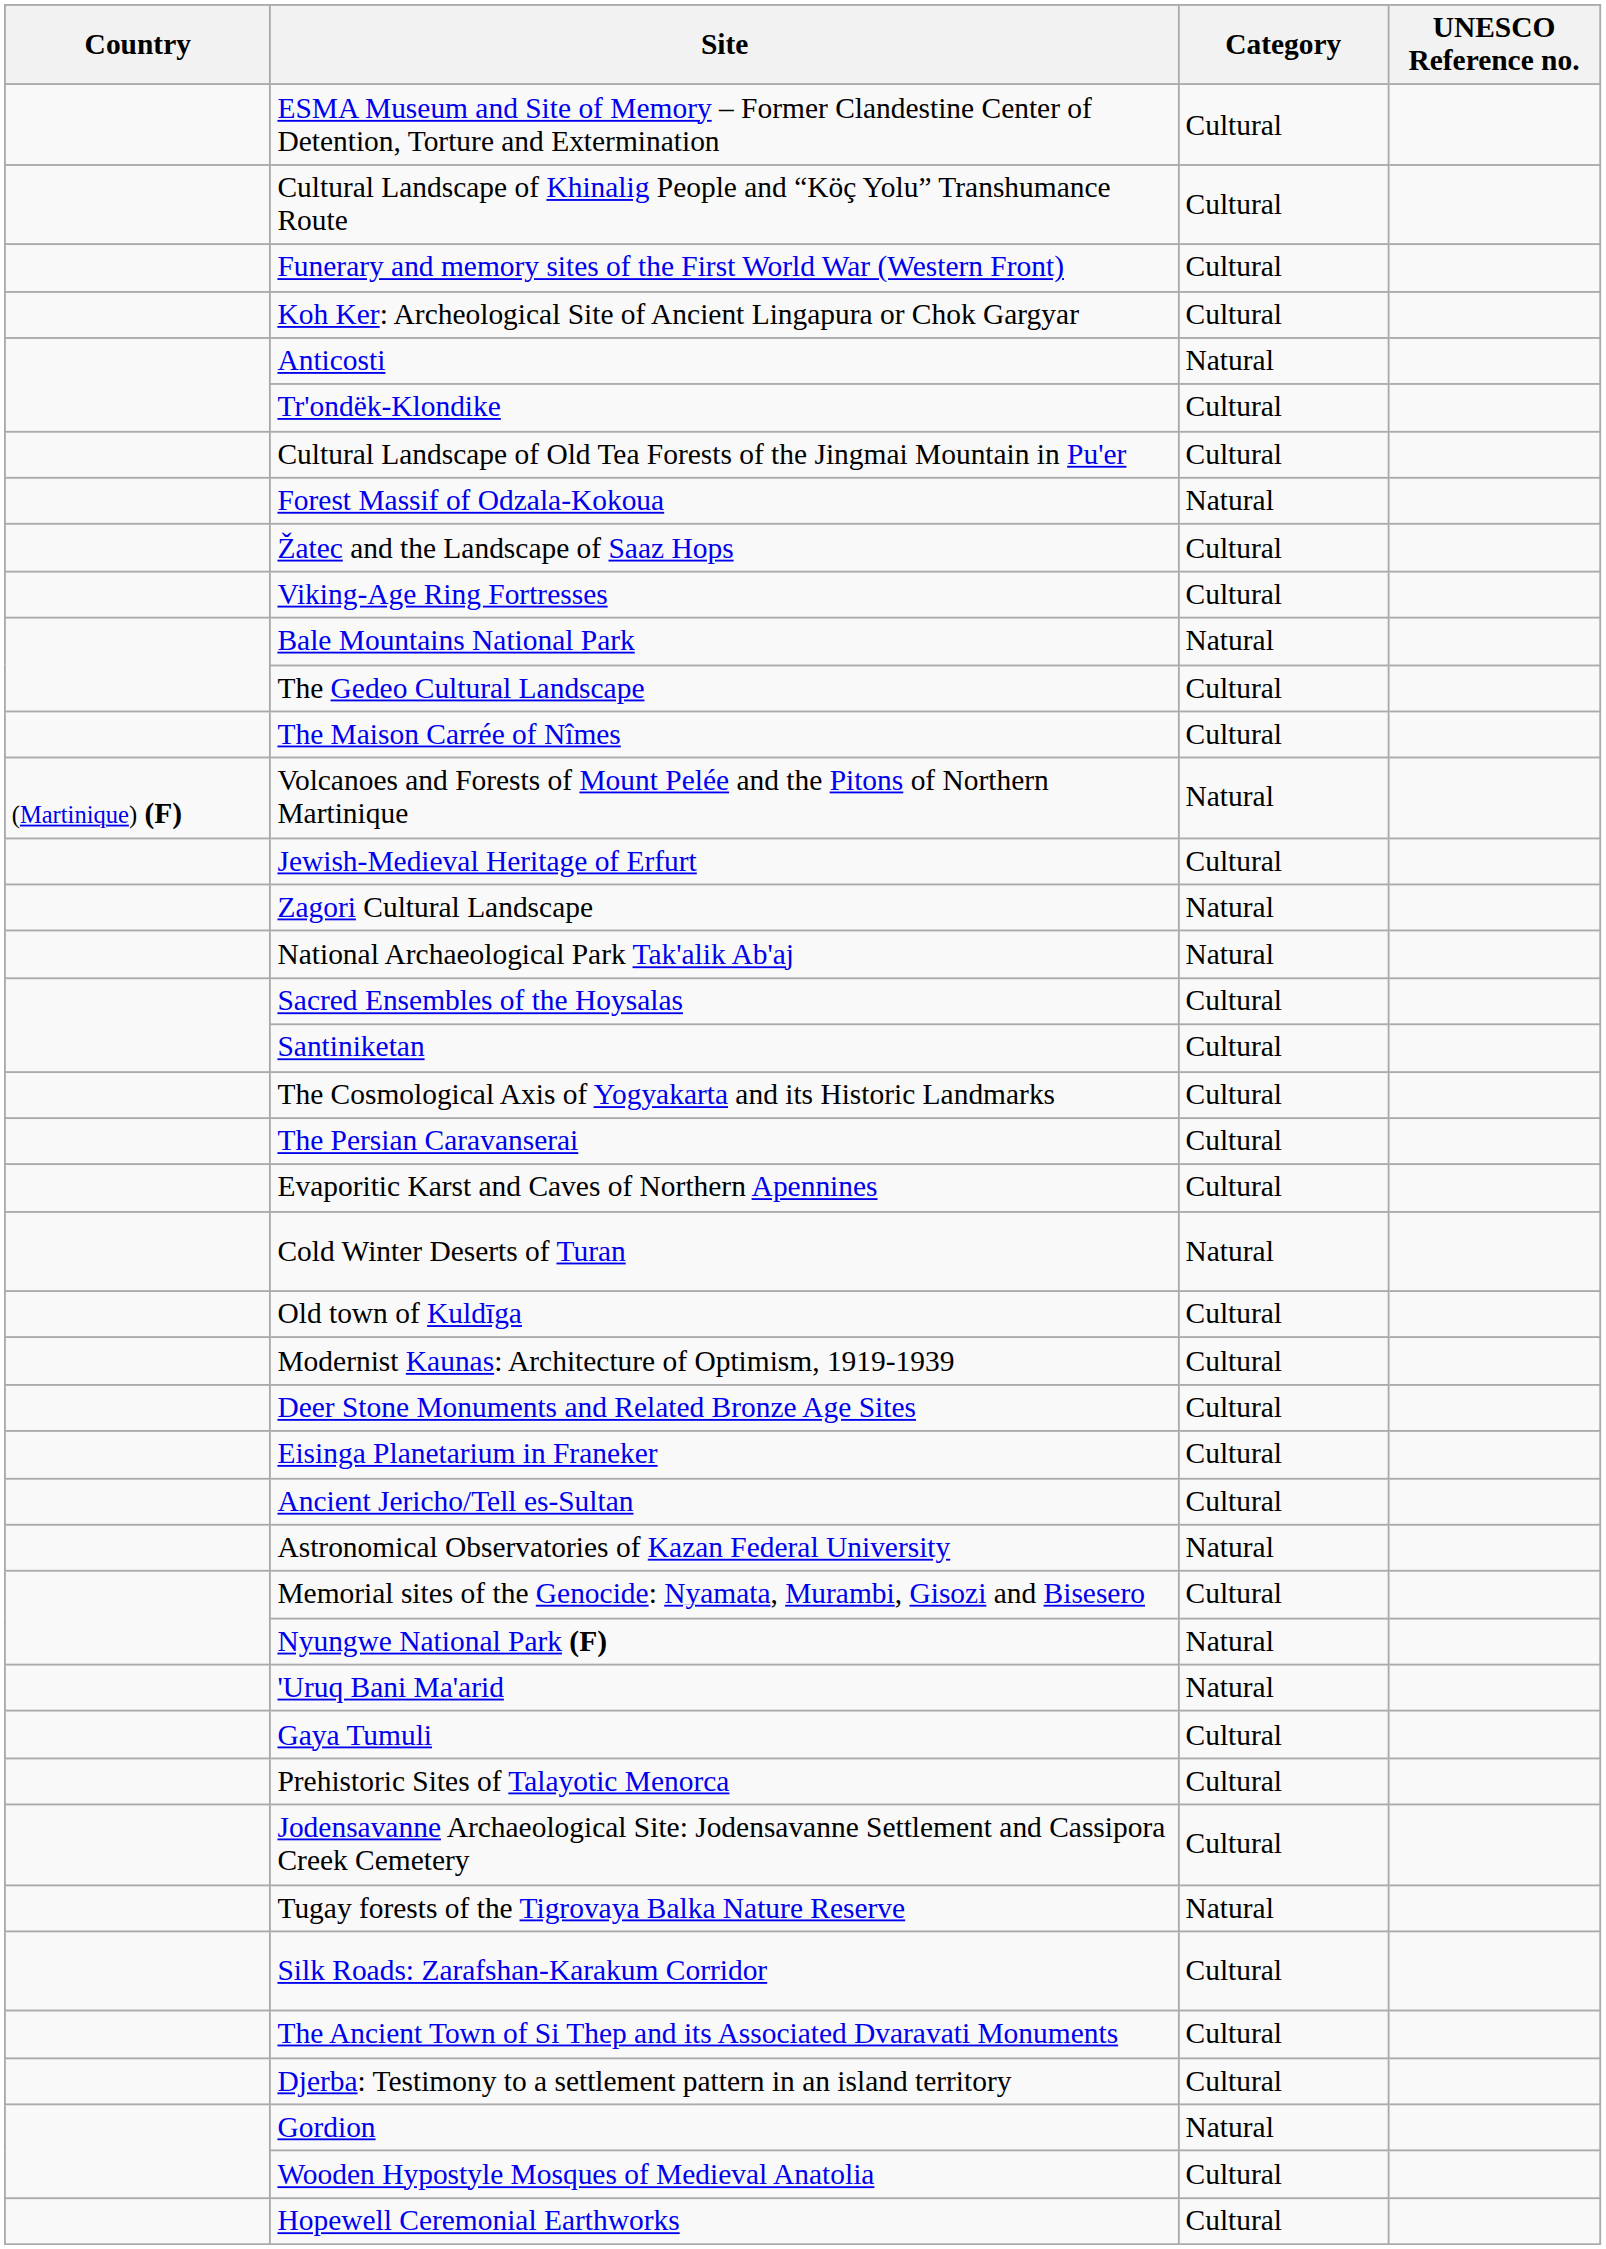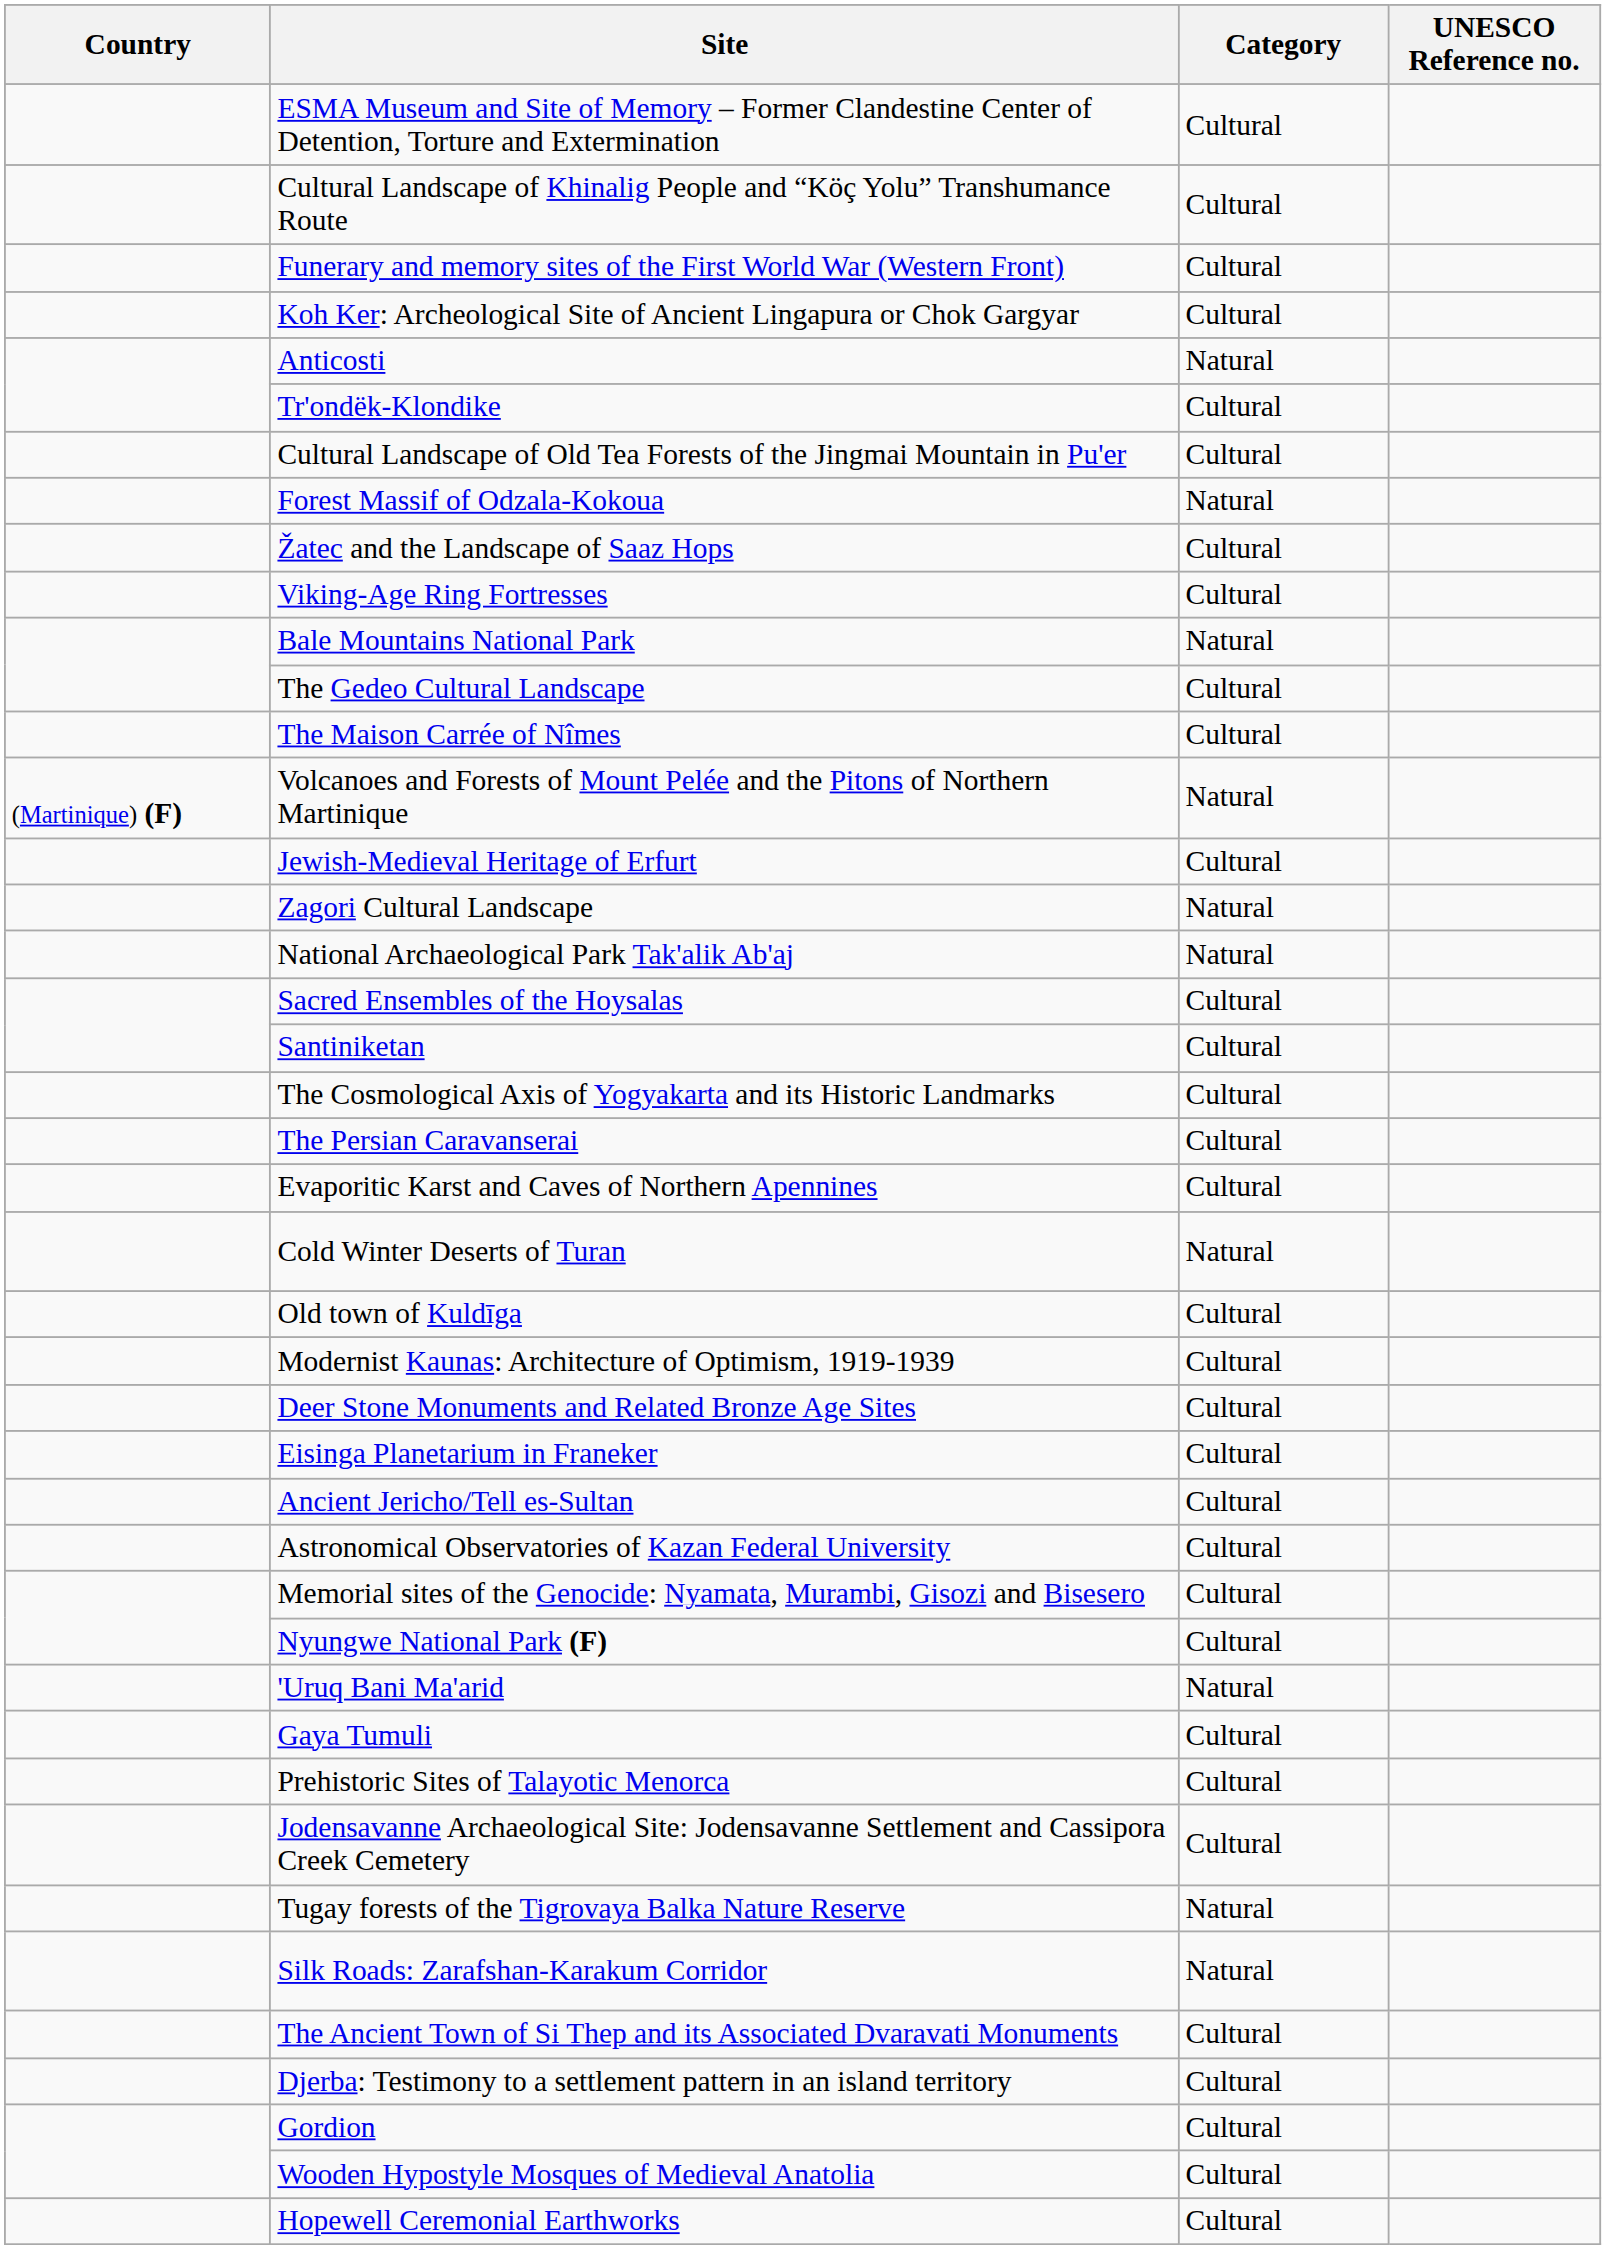(1230, 1547) Natural -> (1234, 1547) Cultural
(1230, 1640) Natural -> (1234, 1640) Cultural
(1234, 1970) Cultural -> (1230, 1970) Natural
(1230, 2127) Natural -> (1234, 2127) Cultural
